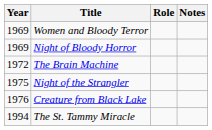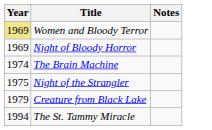- column: (164, 13)
(18, 30) no background -> (18, 30) khaki background
(18, 64) 1972 -> (18, 64) 1974
(18, 99) 1976 -> (18, 99) 1979
